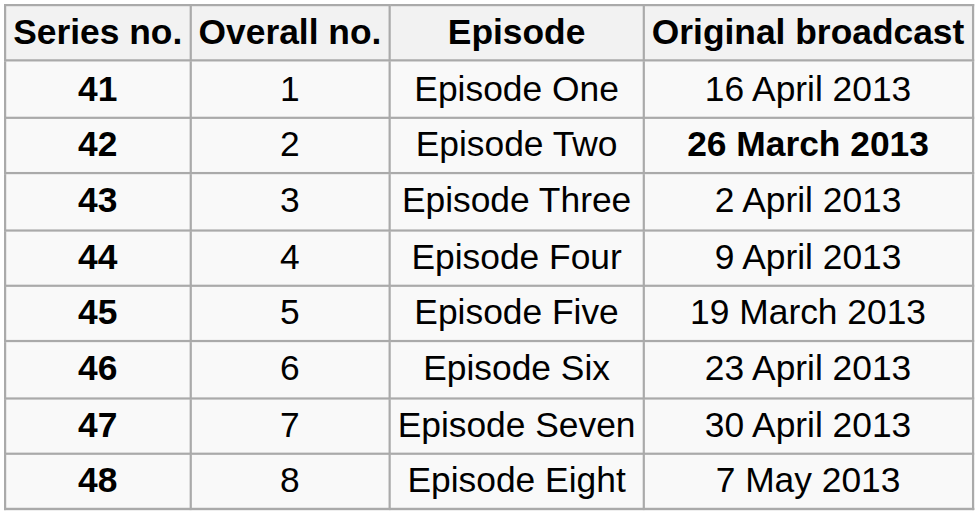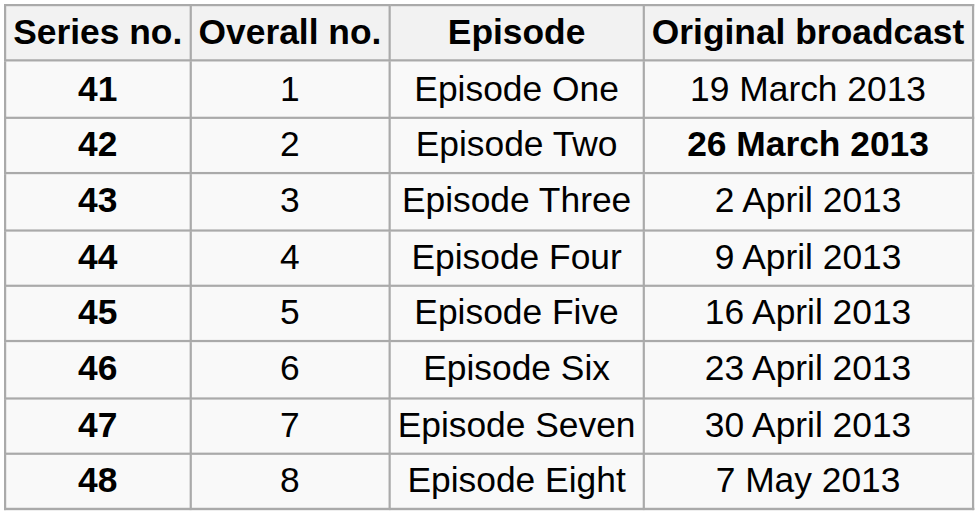(808, 88) 16 April 2013 -> (808, 88) 19 March 2013
(808, 312) 19 March 2013 -> (808, 312) 16 April 2013
